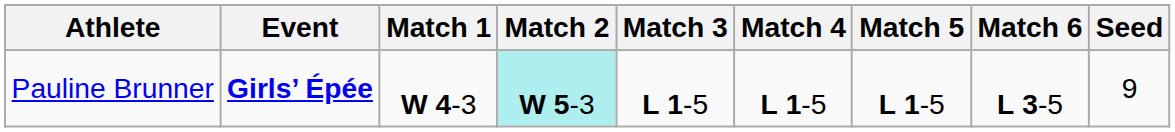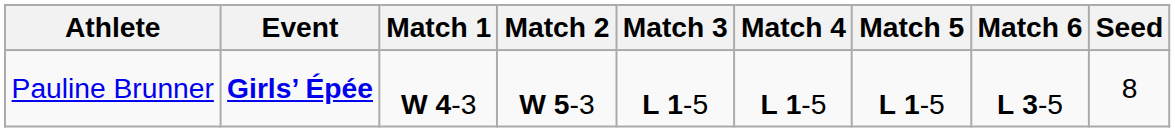(557, 104) paleturquoise background -> (557, 104) no background
(1130, 88) 9 -> (1130, 88) 8
